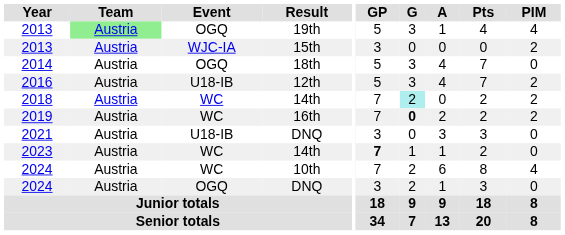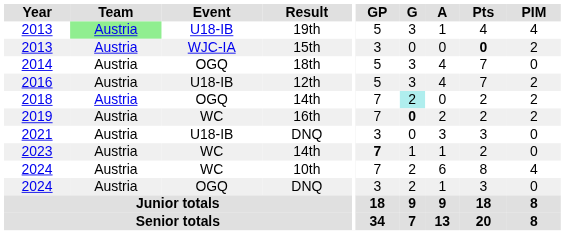(212, 30) OGQ -> (212, 30) U18-IB
(483, 47) normal -> (483, 47) bold
(212, 99) WC -> (212, 99) OGQ
